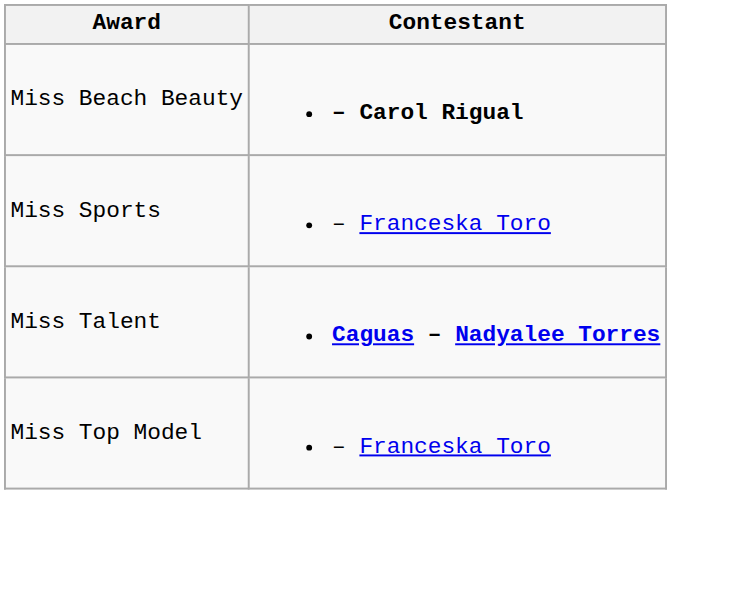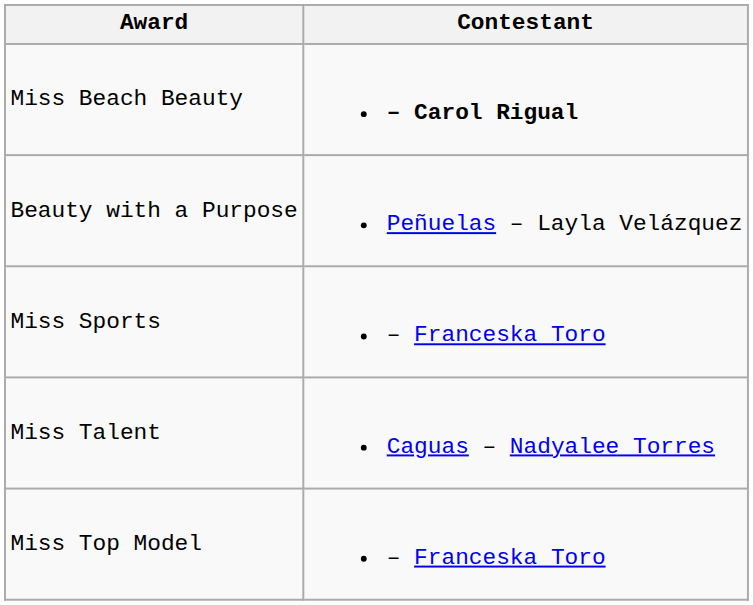+ row: (154, 210)
(457, 335) bold -> (526, 446) normal
